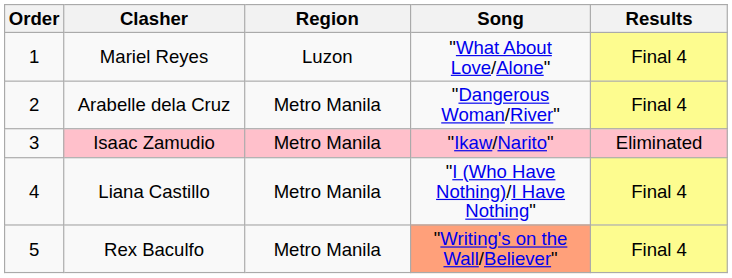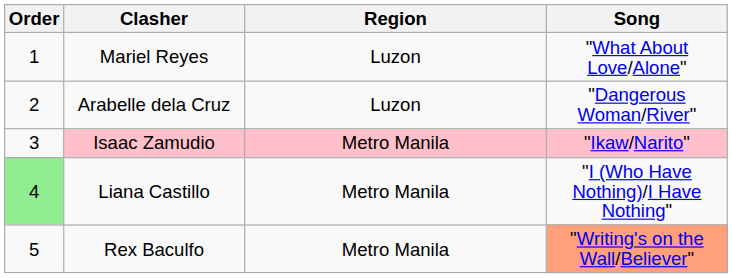- column: (659, 19)
(327, 105) Metro Manila -> (395, 105) Luzon
(34, 191) no background -> (34, 191) lightgreen background
